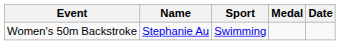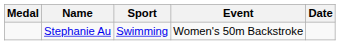columns swapped: (287, 13) <-> (72, 13)
